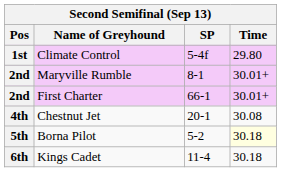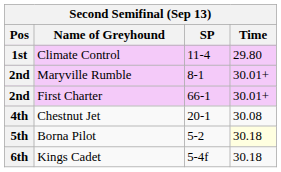(198, 55) 5-4f -> (199, 55) 11-4
(199, 156) 11-4 -> (198, 156) 5-4f
